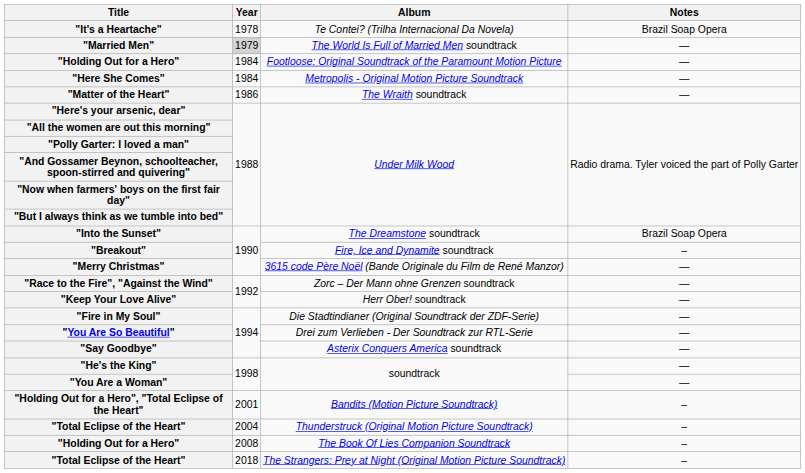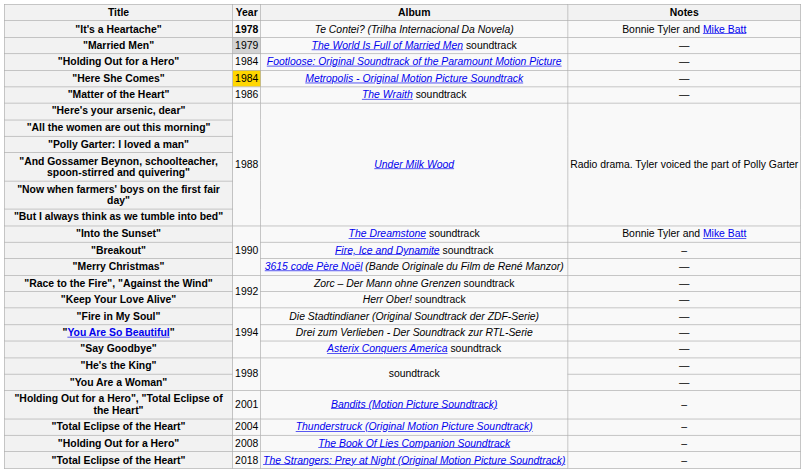(247, 29) normal -> (247, 29) bold
(684, 29) Brazil Soap Opera -> (684, 29) Bonnie Tyler and Mike Batt
(247, 78) no background -> (247, 78) gold background
(684, 234) Brazil Soap Opera -> (684, 234) Bonnie Tyler and Mike Batt
